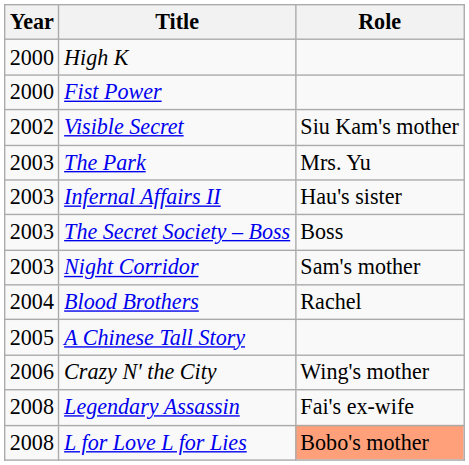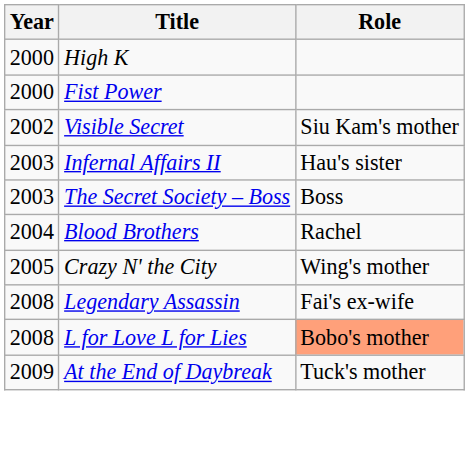- row: (105, 162)
- row: (131, 267)
- row: (155, 337)
(32, 372) 2006 -> (32, 267) 2005
+ row: (168, 372)
